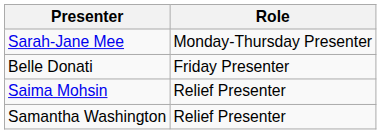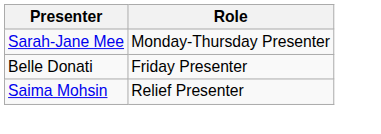- row: (87, 116)
